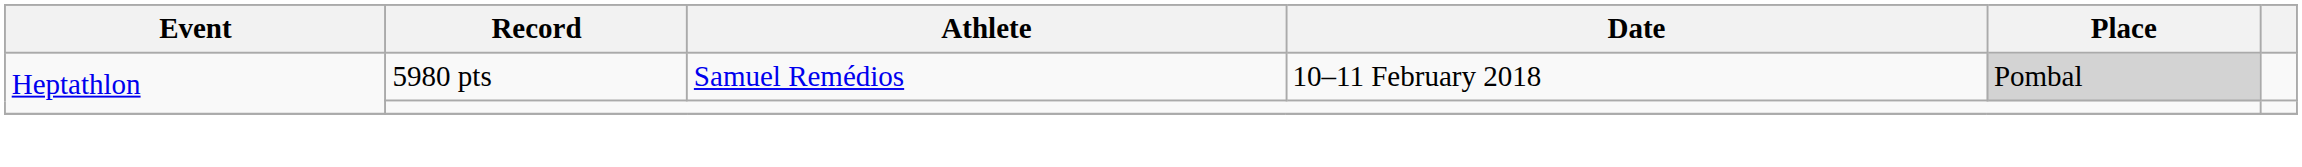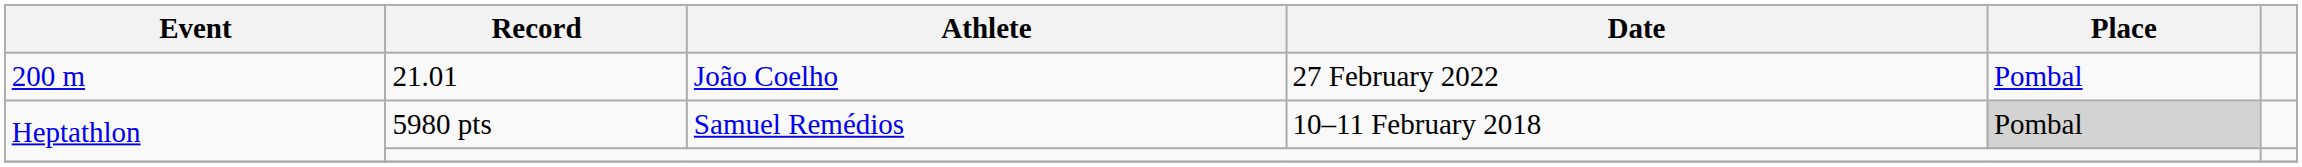+ row: (766, 76)
